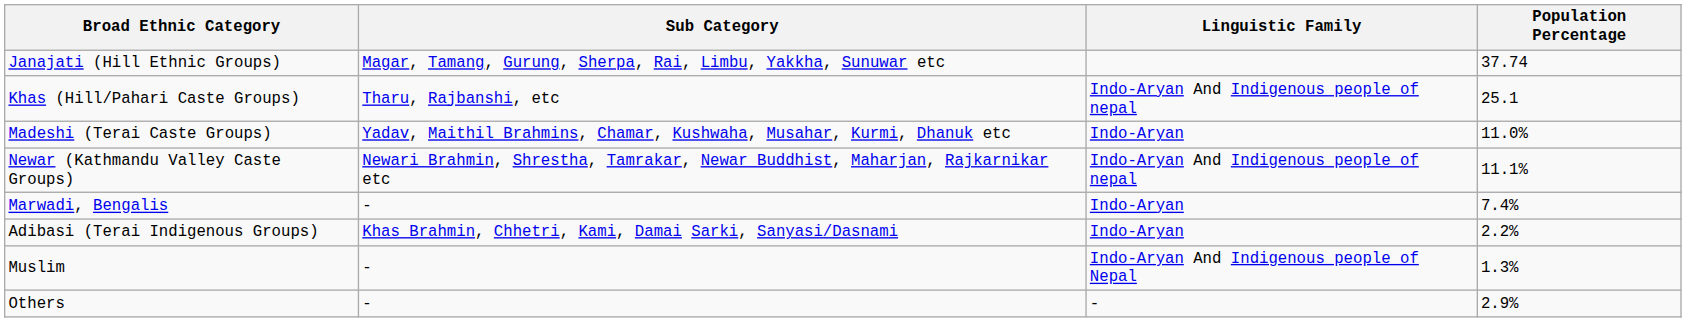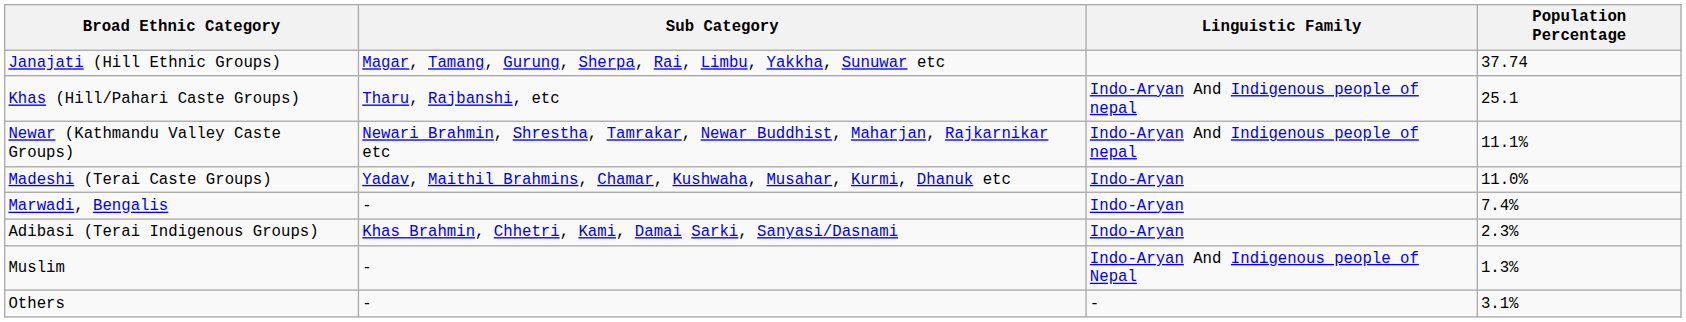rows swapped: (145, 170) <-> (140, 134)
(1500, 232) 2.2% -> (1500, 232) 2.3%
(1500, 303) 2.9% -> (1500, 303) 3.1%
